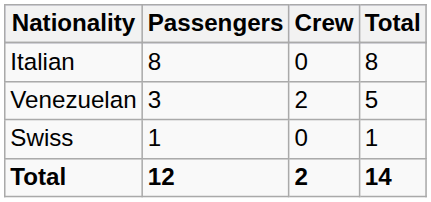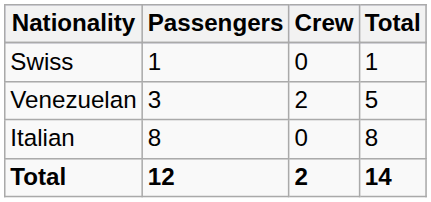rows swapped: (43, 61) <-> (42, 138)
